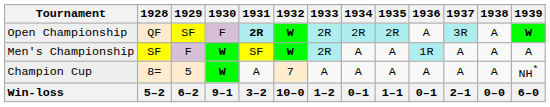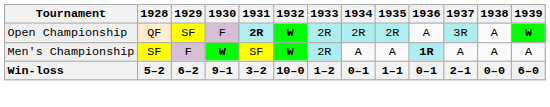(426, 52) normal -> (426, 52) bold
- row: (50, 72)
